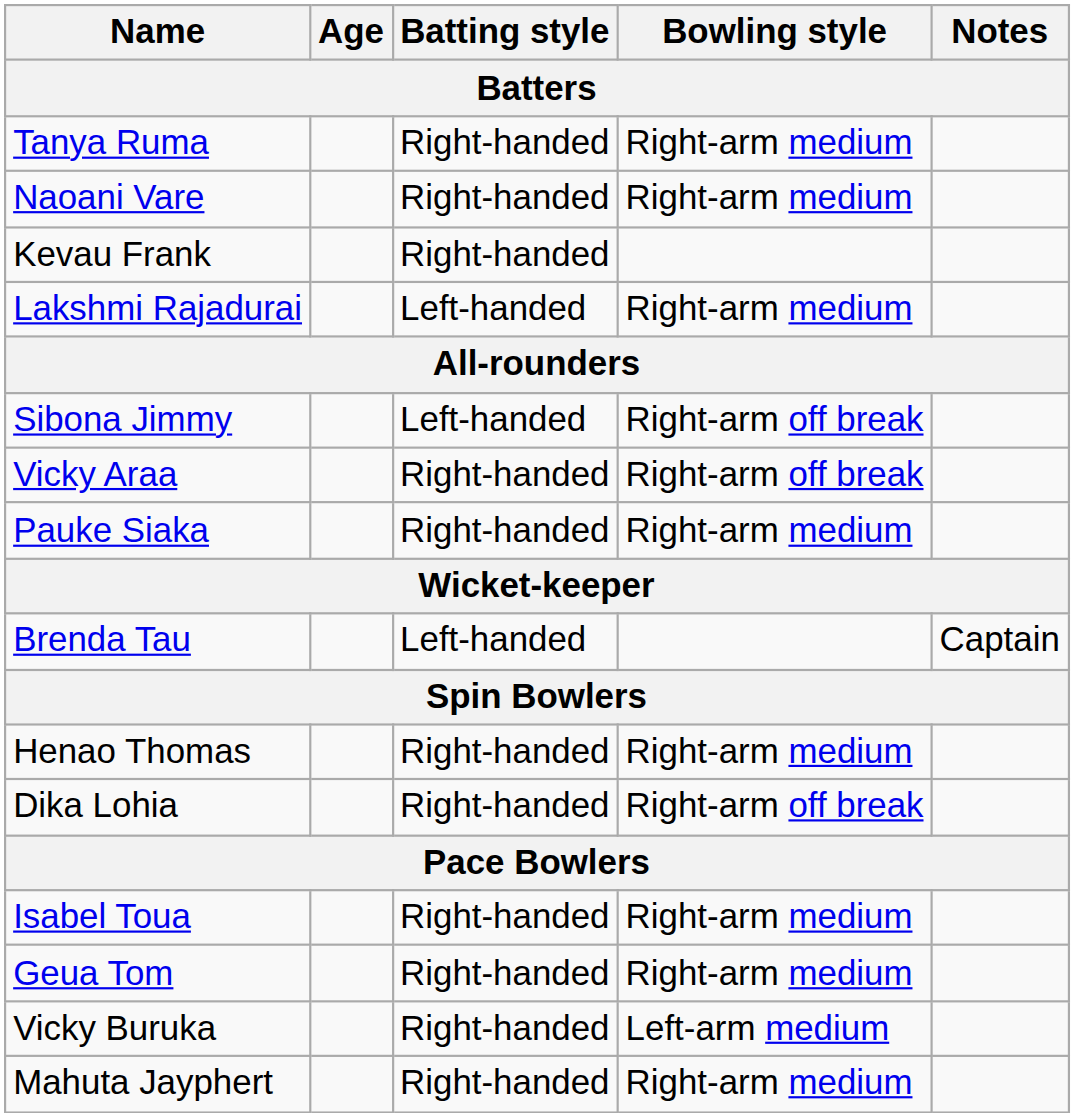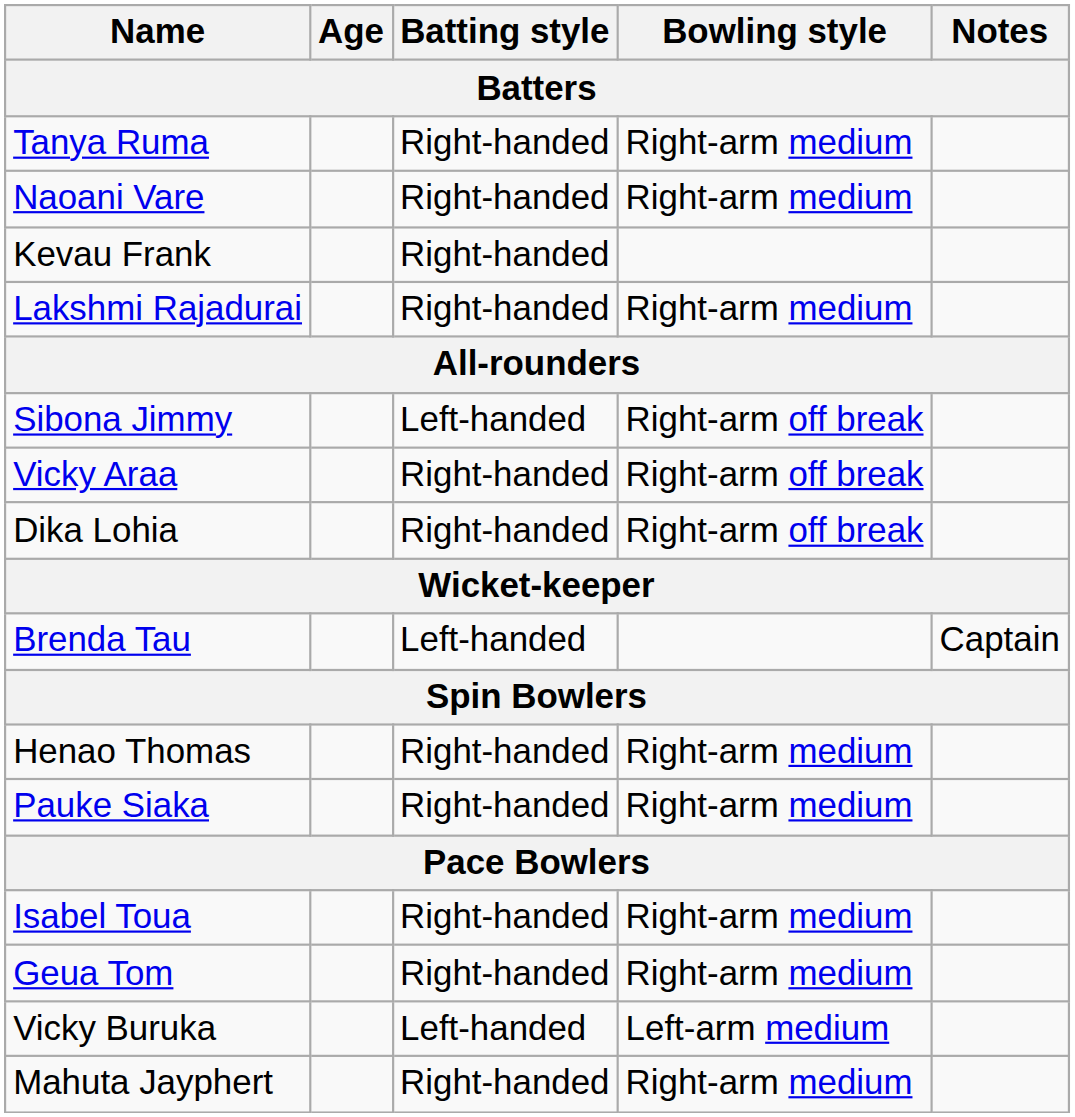(493, 308) Left-handed -> (505, 308) Right-handed
rows swapped: (111, 530) <-> (96, 806)
(505, 1027) Right-handed -> (493, 1027) Left-handed
